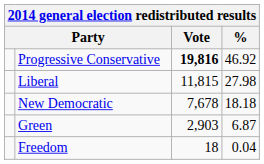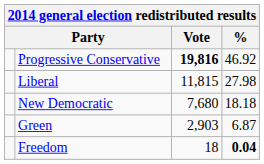(203, 103) 7,678 -> (203, 103) 7,680
(244, 147) normal -> (244, 147) bold
